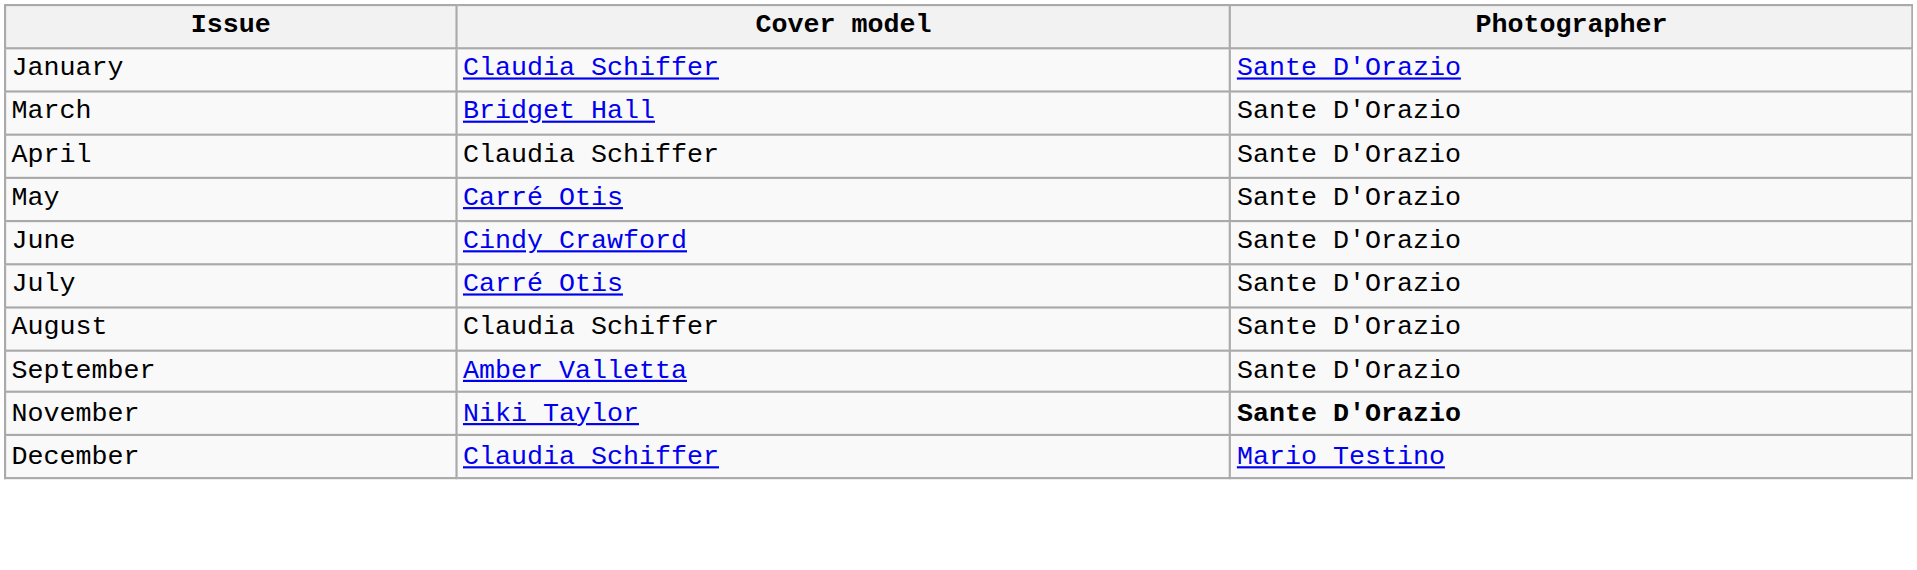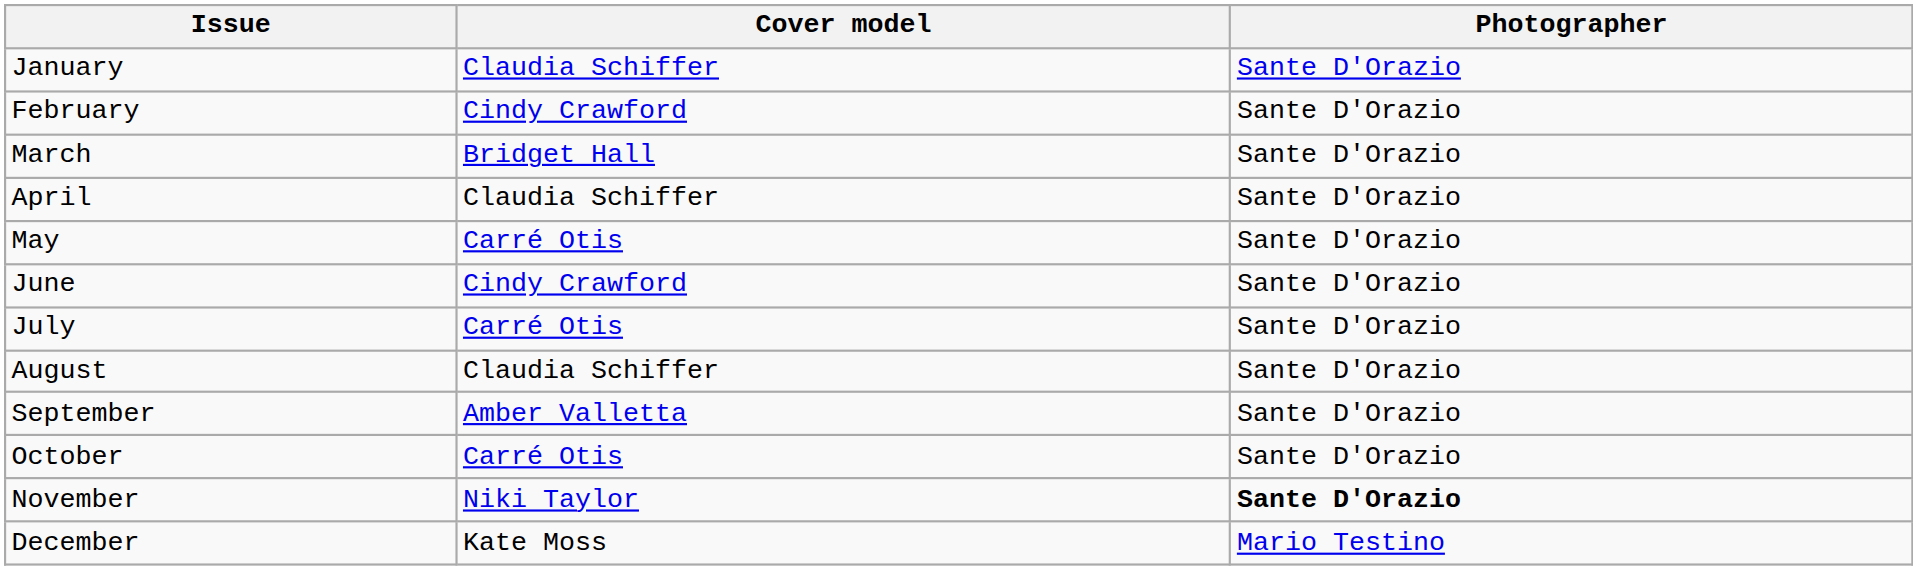+ row: (75, 113)
+ row: (68, 458)
(591, 458) Claudia Schiffer -> (535, 544) Kate Moss
